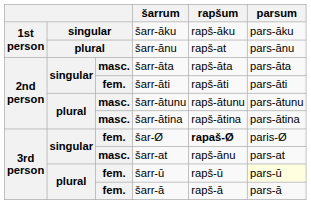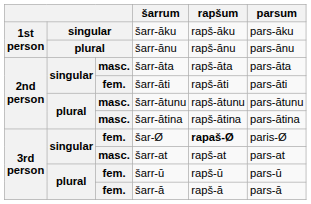(209, 48) rapš-at -> (213, 48) rapš-ānu
(213, 155) rapš-ānu -> (209, 155) rapš-at
(266, 173) lightyellow background -> (266, 173) no background
